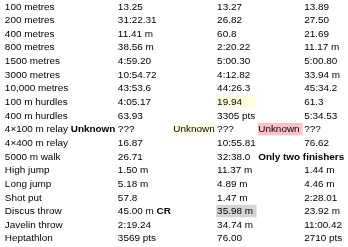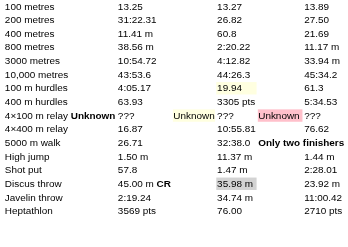- row: (32, 61)
- row: (28, 183)
